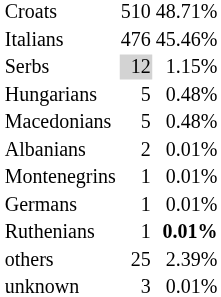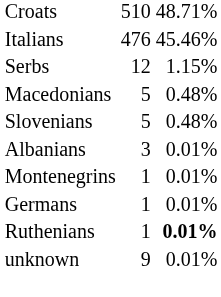(141, 66) lightgrey background -> (141, 66) no background
- row: (51, 94)
+ row: (49, 121)
(146, 149) 2 -> (146, 149) 3
- row: (29, 259)
(146, 286) 3 -> (146, 259) 9
